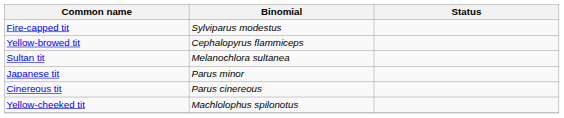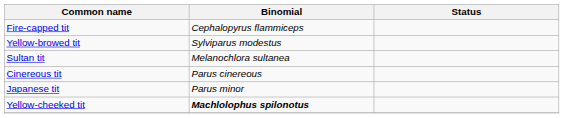(236, 27) Sylviparus modestus -> (248, 27) Cephalopyrus flammiceps
(248, 43) Cephalopyrus flammiceps -> (236, 43) Sylviparus modestus
rows swapped: (34, 89) <-> (33, 74)
(245, 105) normal -> (250, 105) bold
